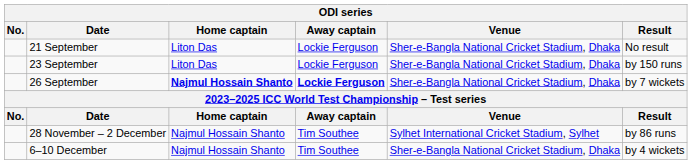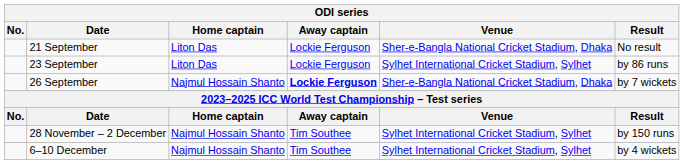(505, 64) Sher-e-Bangla National Cricket Stadium, Dhaka -> (486, 64) Sylhet International Cricket Stadium, Sylhet
(654, 64) by 150 runs -> (643, 64) by 86 runs
(232, 82) bold -> (228, 82) normal
(651, 133) by 86 runs -> (646, 133) by 150 runs
(505, 151) Sher-e-Bangla National Cricket Stadium, Dhaka -> (486, 151) Sylhet International Cricket Stadium, Sylhet
